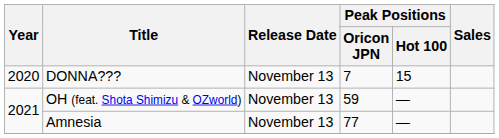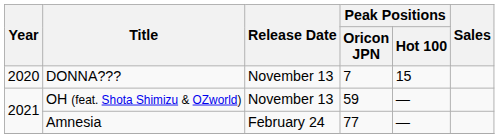(291, 122) November 13 -> (286, 122) February 24
